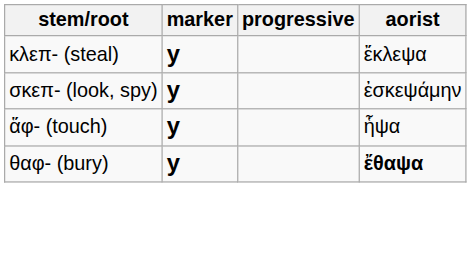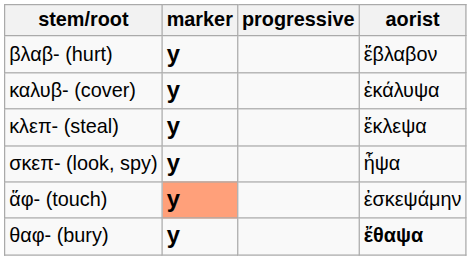+ row: (61, 54)
+ row: (73, 90)
(413, 90) ἐσκεψάμην -> (382, 163) ἧψα
(173, 127) no background -> (173, 199) lightsalmon background
(382, 127) ἧψα -> (413, 199) ἐσκεψάμην
